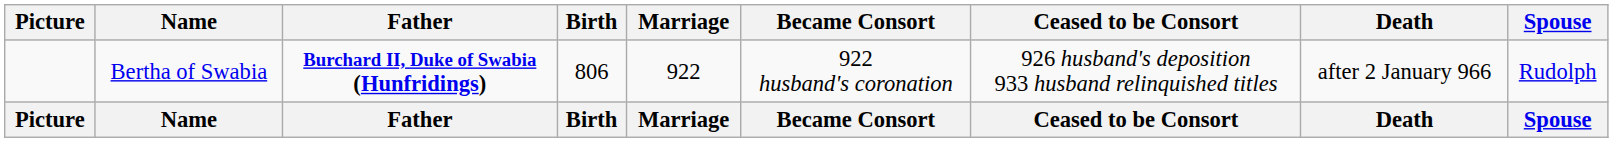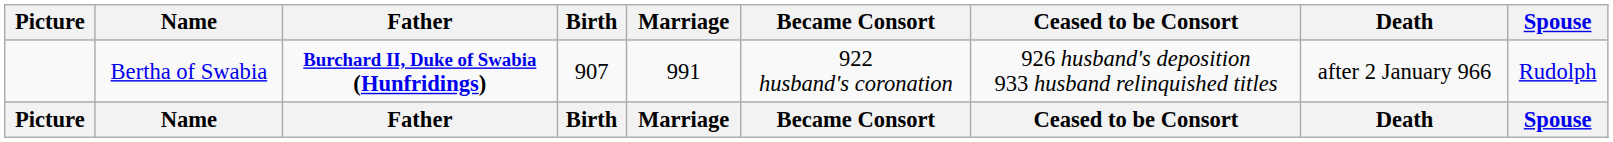(592, 70) 806 -> (592, 70) 907
(684, 70) 922 -> (684, 70) 991
